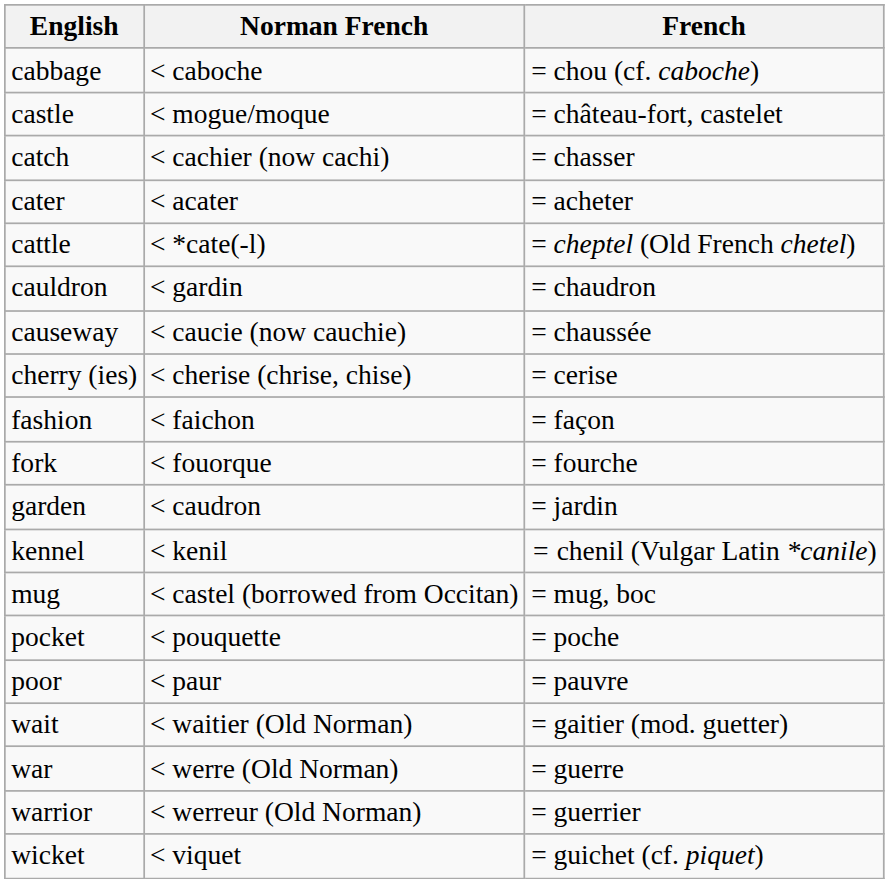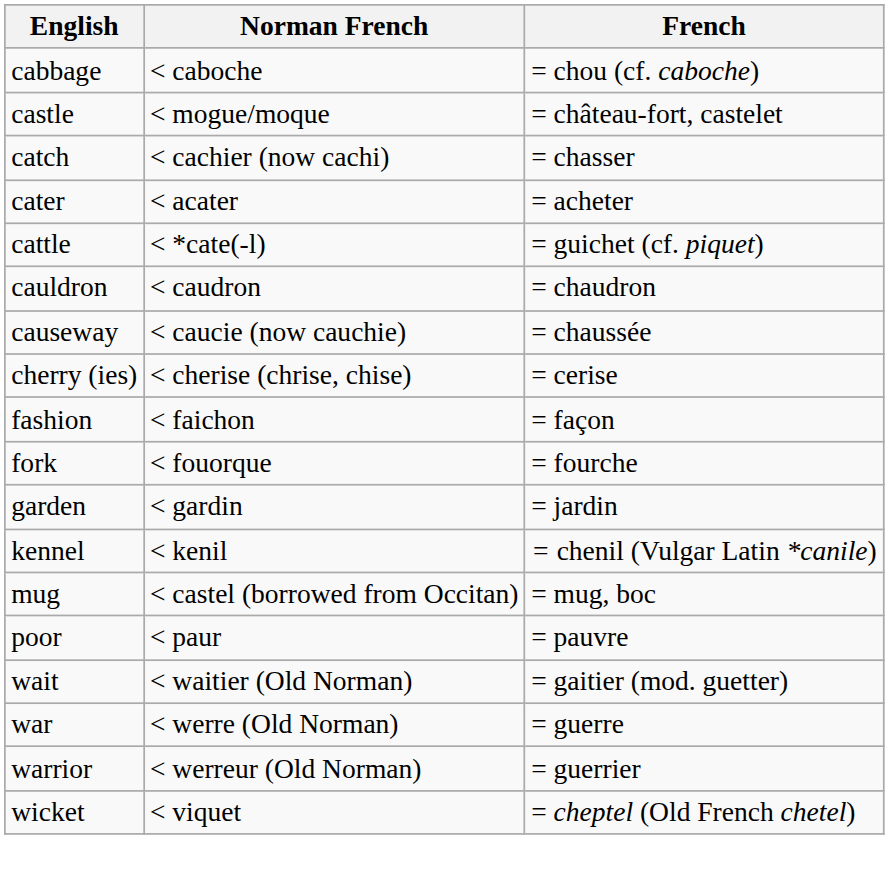(693, 244) = cheptel (Old French chetel) -> (647, 244) = guichet (cf. piquet)
(196, 288) < gardin -> (205, 288) < caudron
(205, 506) < caudron -> (196, 506) < gardin
- row: (48, 637)
(647, 855) = guichet (cf. piquet) -> (693, 811) = cheptel (Old French chetel)
